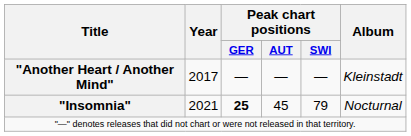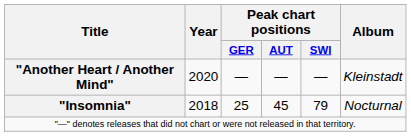(203, 77) 2017 -> (203, 77) 2020
(203, 106) 2021 -> (203, 106) 2018
(241, 106) bold -> (241, 106) normal
